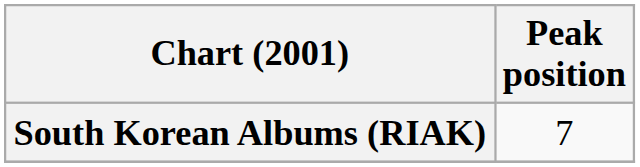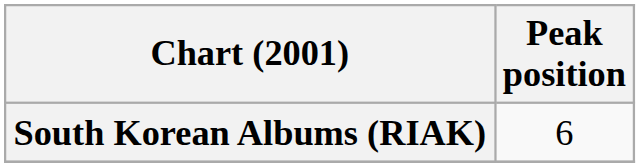(564, 131) 7 -> (564, 131) 6
